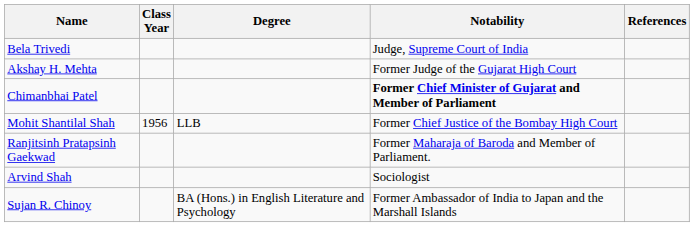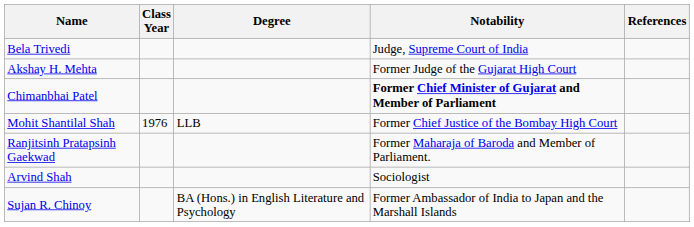(155, 123) 1956 -> (155, 123) 1976
